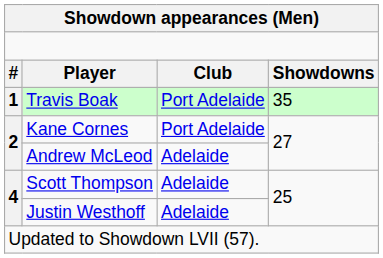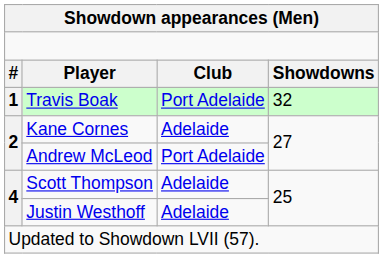(283, 101) 35 -> (283, 101) 32
(213, 128) Port Adelaide -> (195, 128) Adelaide
(195, 156) Adelaide -> (213, 156) Port Adelaide
